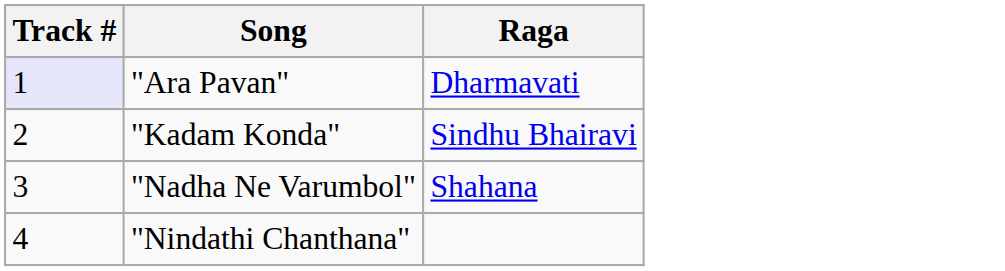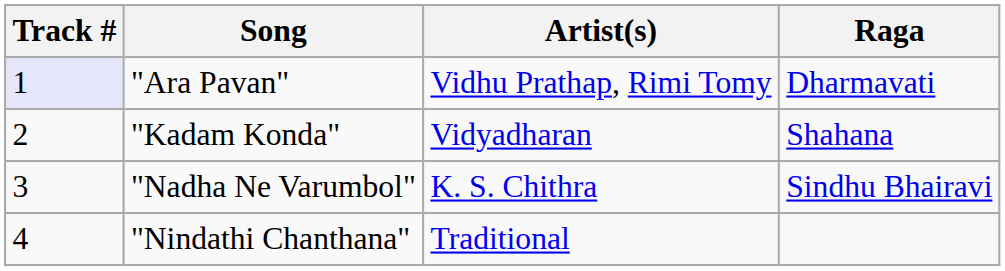+ column: (601, 30)
(534, 135) Sindhu Bhairavi -> (840, 135) Shahana
(484, 187) Shahana -> (889, 187) Sindhu Bhairavi
